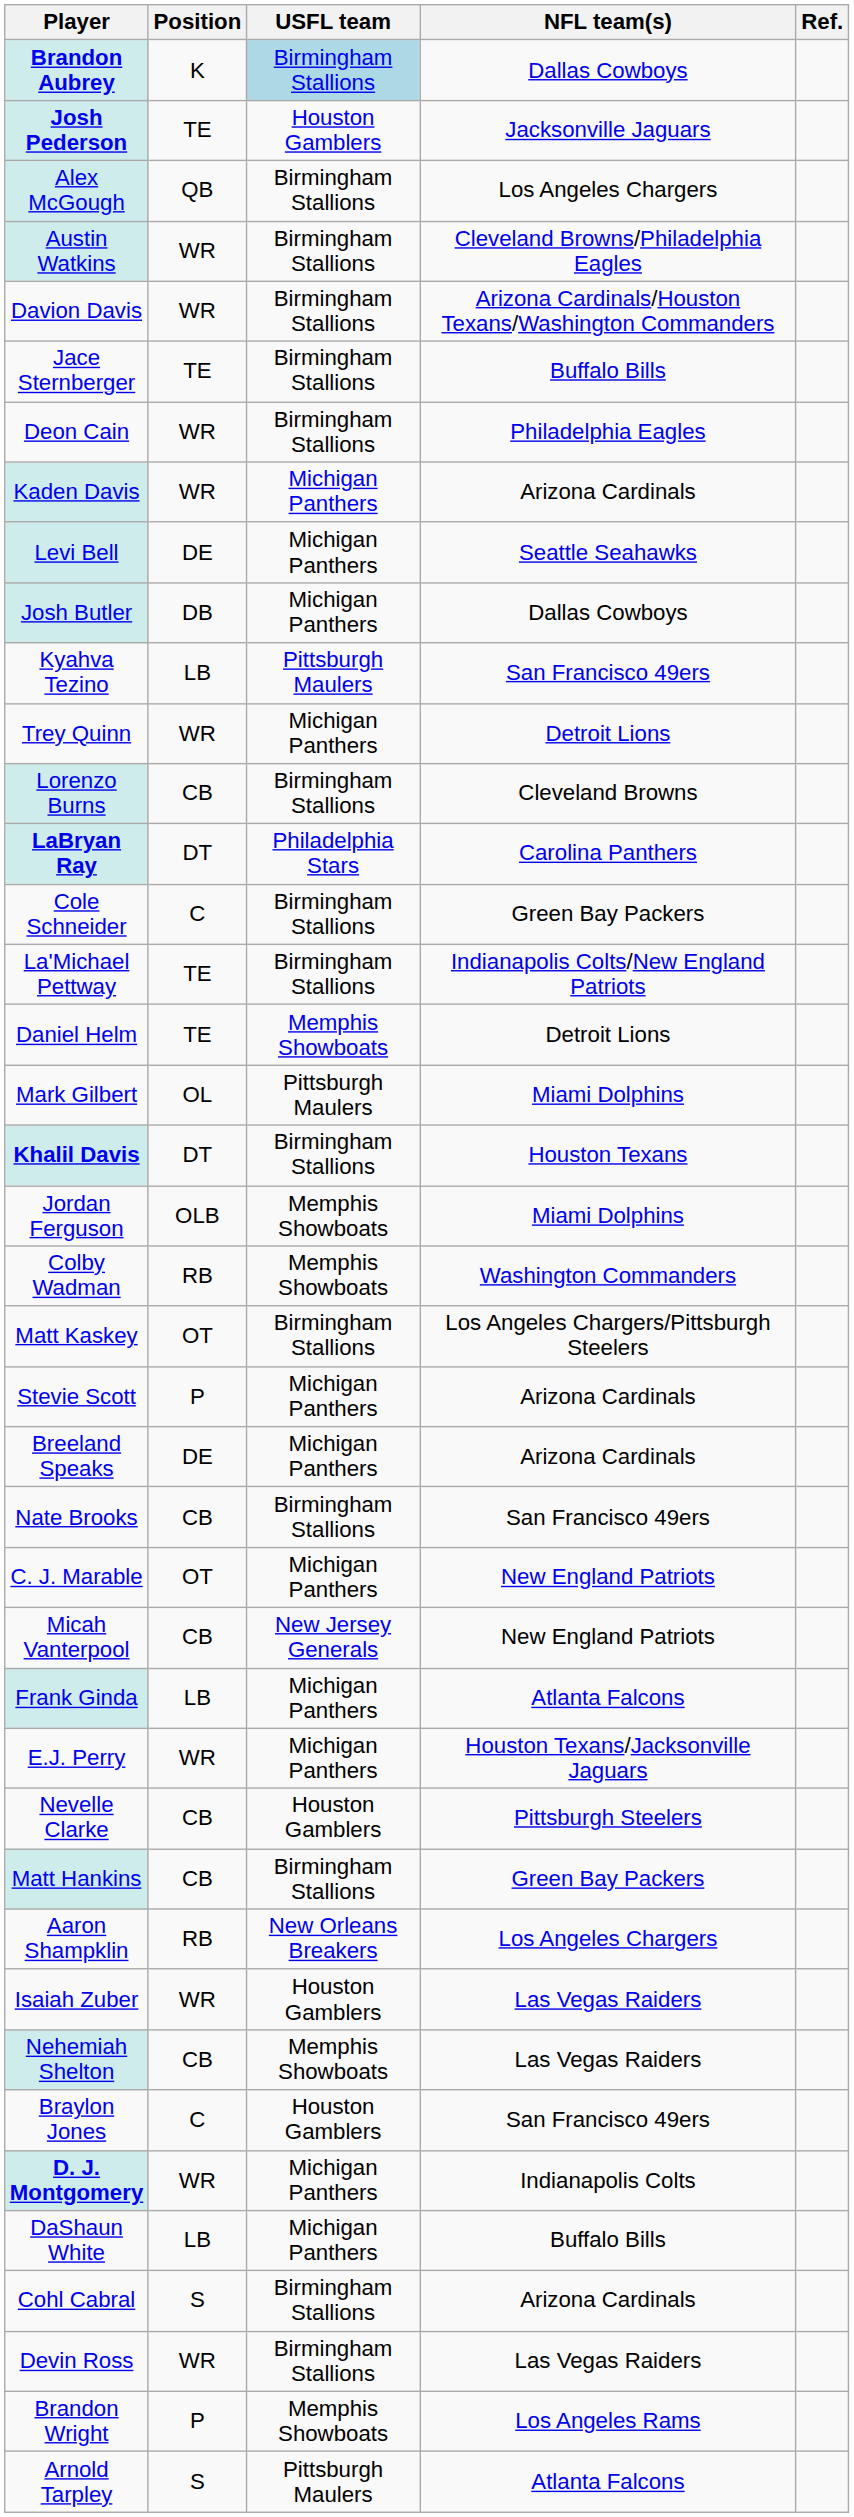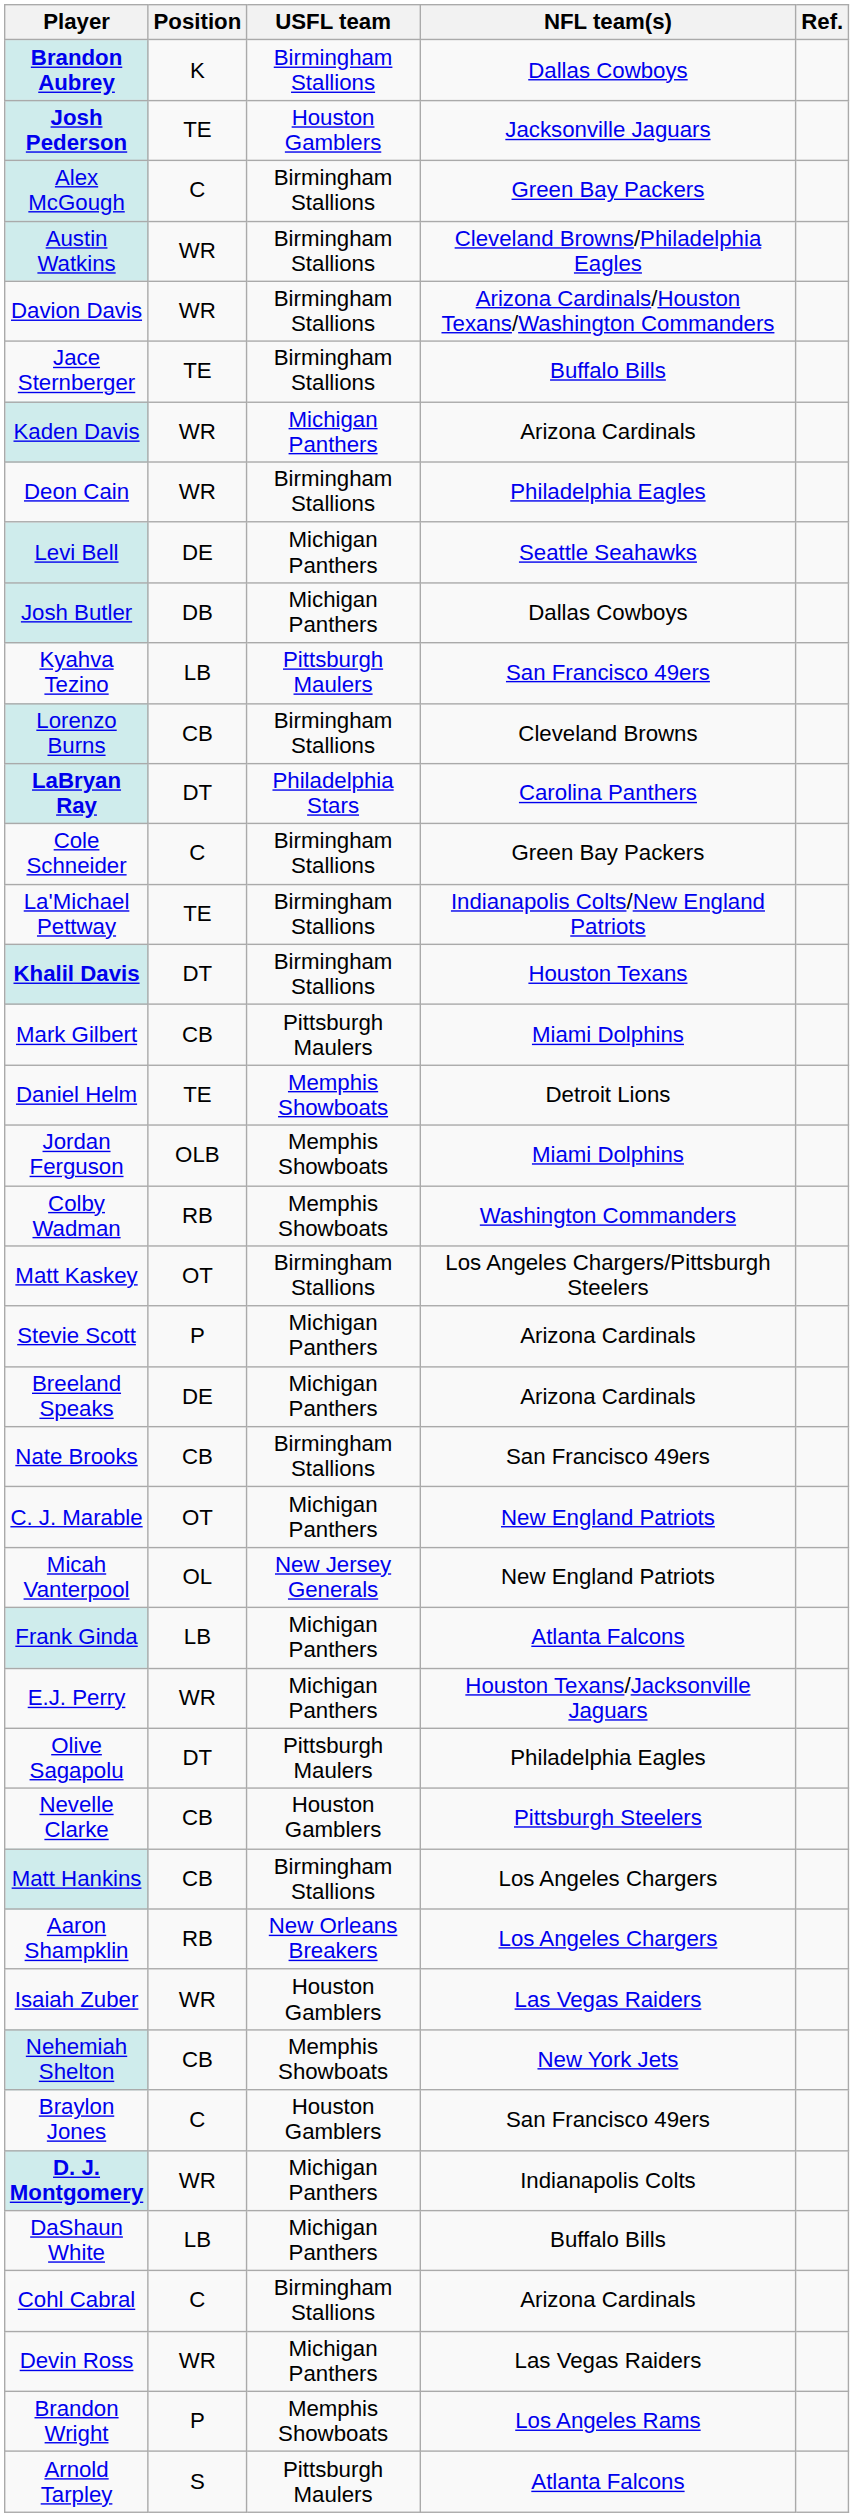(333, 69) lightblue background -> (333, 69) no background
(197, 190) QB -> (197, 190) C
(608, 190) Los Angeles Chargers -> (608, 190) Green Bay Packers
rows swapped: (77, 431) <-> (77, 491)
- row: (77, 733)
rows swapped: (77, 1034) <-> (77, 1155)
(197, 1094) OL -> (197, 1034) CB
(197, 1637) CB -> (197, 1577) OL
+ row: (77, 1758)
(608, 1878) Green Bay Packers -> (608, 1878) Los Angeles Chargers
(608, 2059) Las Vegas Raiders -> (608, 2059) New York Jets
(197, 2300) S -> (197, 2300) C
(333, 2360) Birmingham Stallions -> (333, 2360) Michigan Panthers
